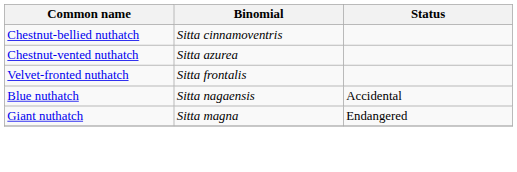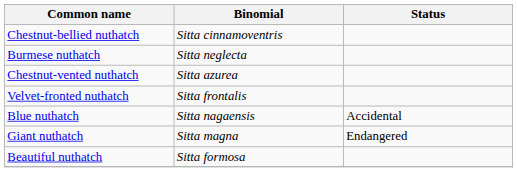+ row: (54, 55)
+ row: (55, 156)
